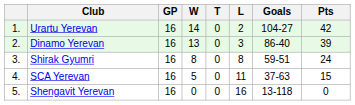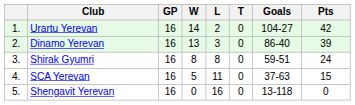columns swapped: (217, 12) <-> (241, 12)
